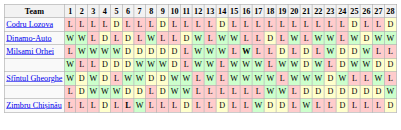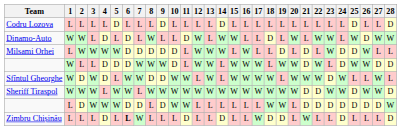(246, 51) bold -> (246, 51) normal
+ row: (32, 91)
